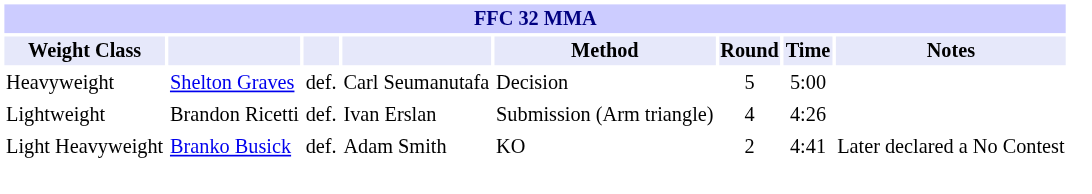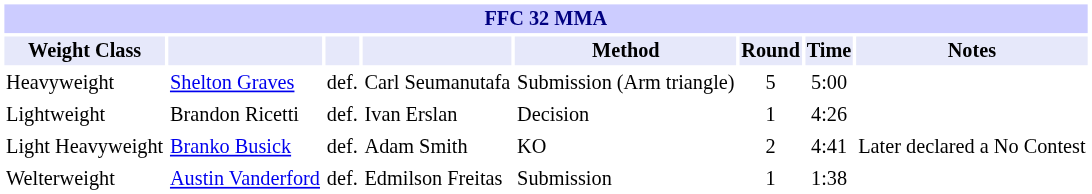(532, 82) Decision -> (626, 82) Submission (Arm triangle)
(605, 114) Submission (Arm triangle) -> (553, 114) Decision
(750, 114) 4 -> (771, 114) 1
+ row: (60, 178)
